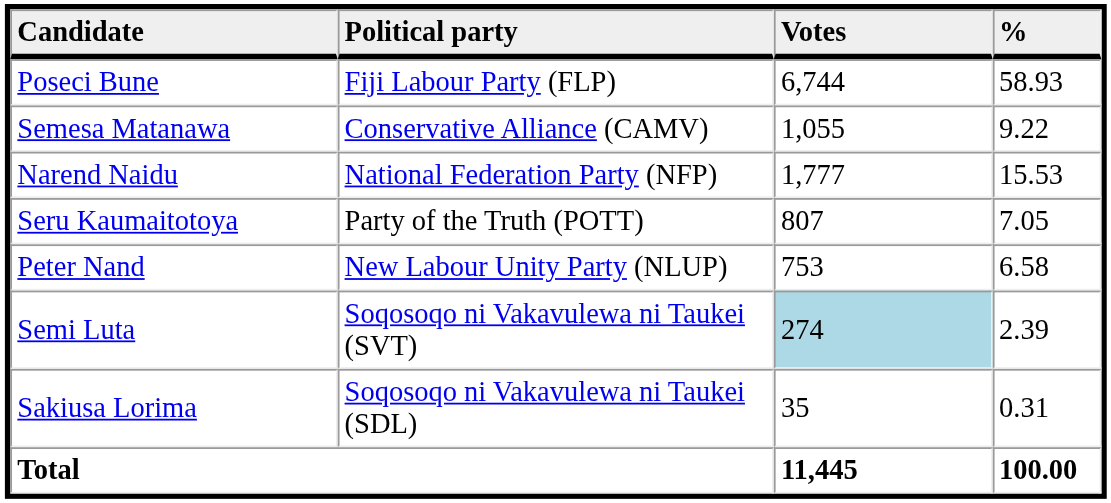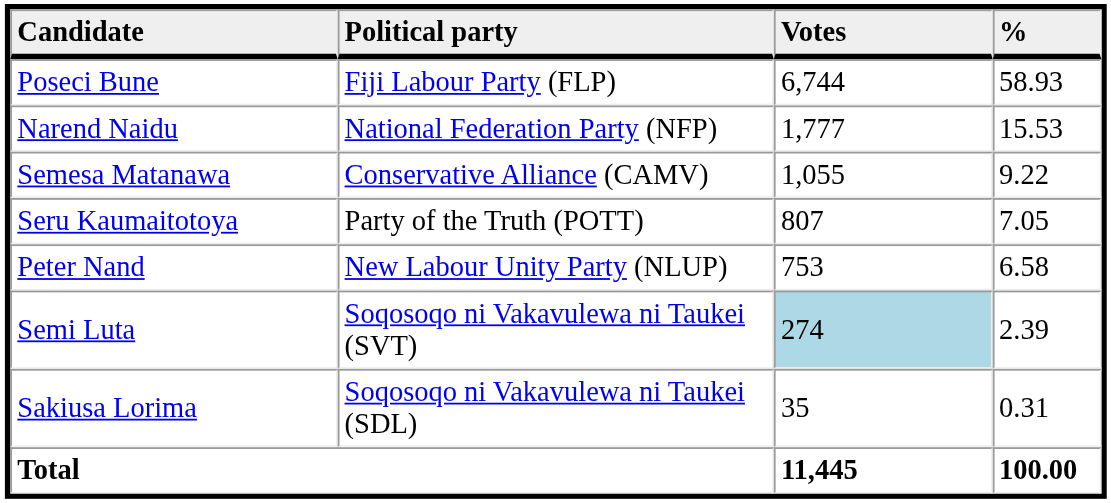rows swapped: (98, 174) <-> (124, 128)
